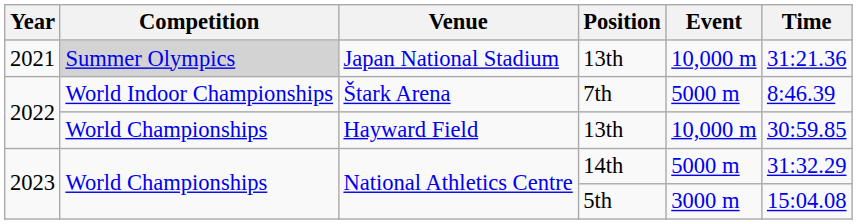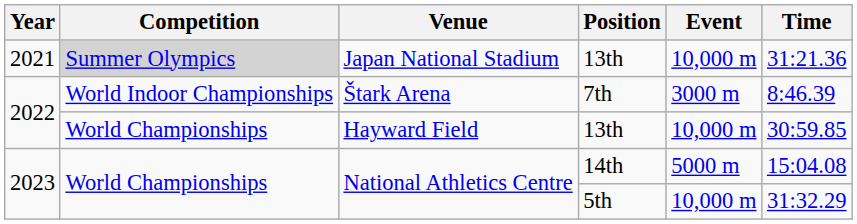(705, 93) 5000 m -> (705, 93) 3000 m
(807, 165) 31:32.29 -> (807, 165) 15:04.08
(705, 201) 3000 m -> (714, 201) 10,000 m
(807, 201) 15:04.08 -> (807, 201) 31:32.29
